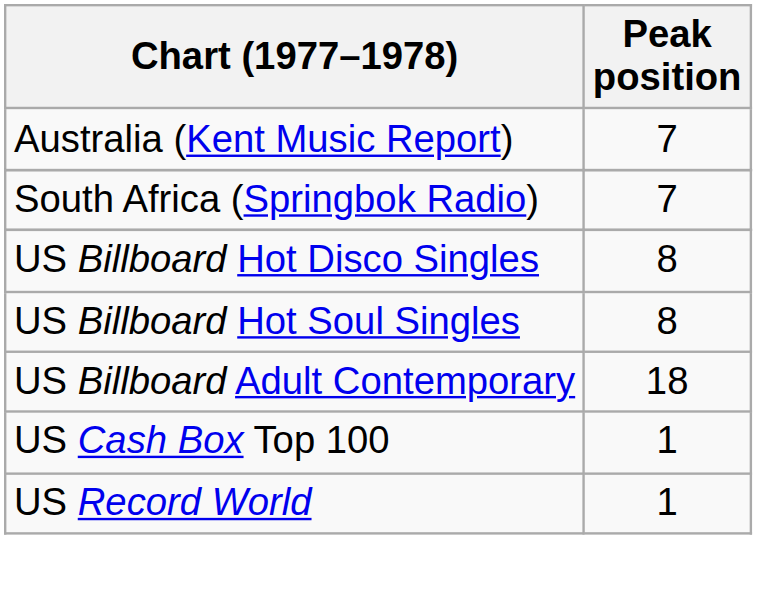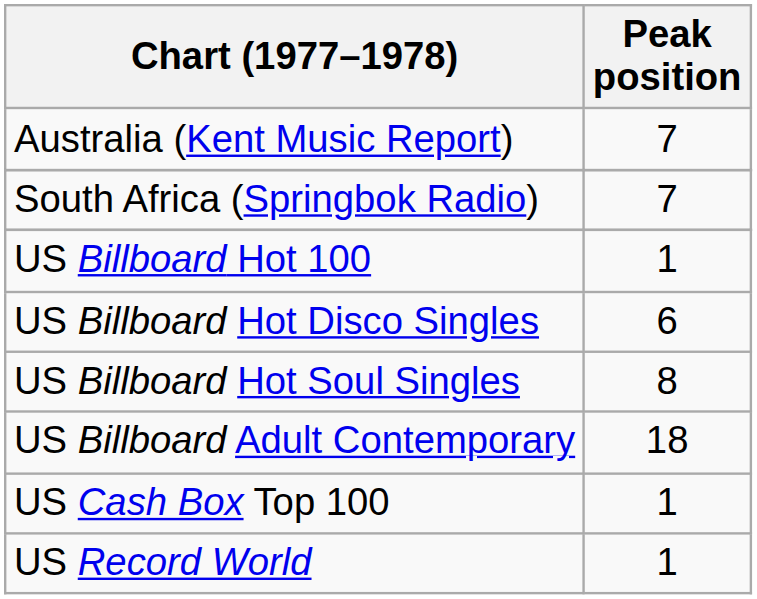+ row: (193, 259)
(667, 259) 8 -> (667, 320) 6
